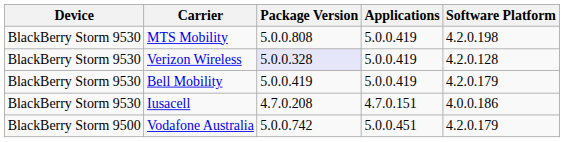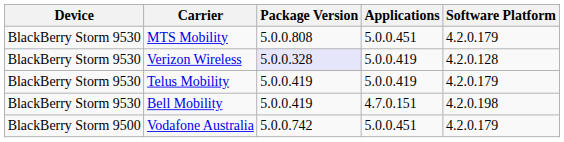(391, 37) 5.0.0.419 -> (391, 37) 5.0.0.451
(472, 37) 4.2.0.198 -> (472, 37) 4.2.0.179
+ row: (188, 81)
(391, 81) 5.0.0.419 -> (391, 103) 4.7.0.151
(472, 81) 4.2.0.179 -> (472, 103) 4.2.0.198
- row: (169, 103)
